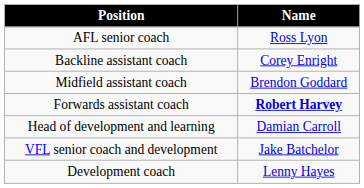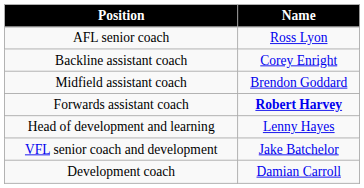(299, 127) Damian Carroll -> (299, 127) Lenny Hayes
(299, 171) Lenny Hayes -> (299, 171) Damian Carroll
